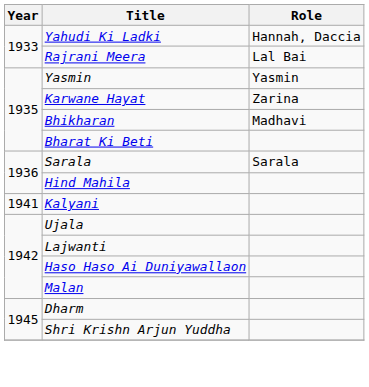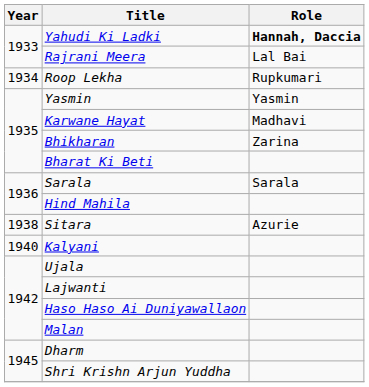(307, 36) normal -> (307, 36) bold
+ row: (83, 78)
(276, 99) Zarina -> (279, 120) Madhavi
(279, 120) Madhavi -> (276, 141) Zarina
+ row: (68, 225)
(23, 204) 1941 -> (23, 246) 1940
